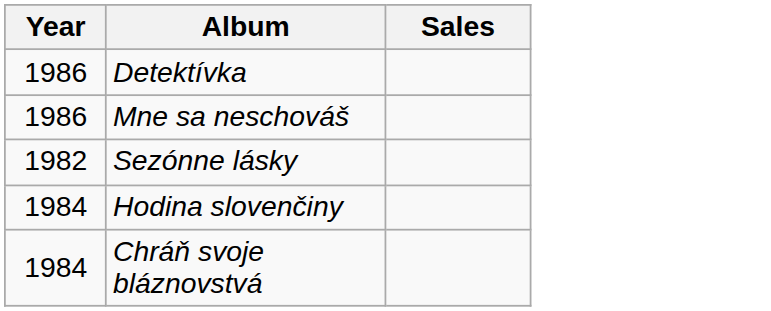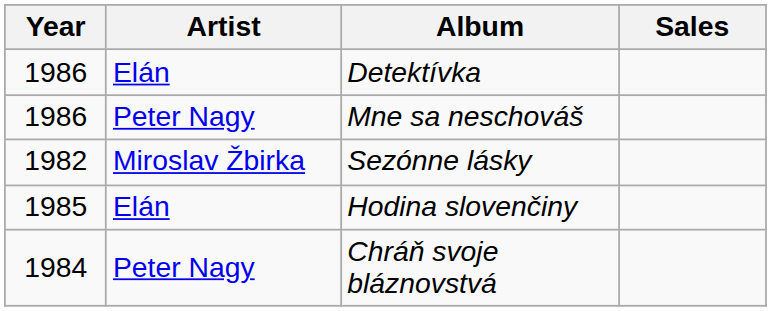+ column: (224, 26)
(56, 206) 1984 -> (56, 206) 1985
